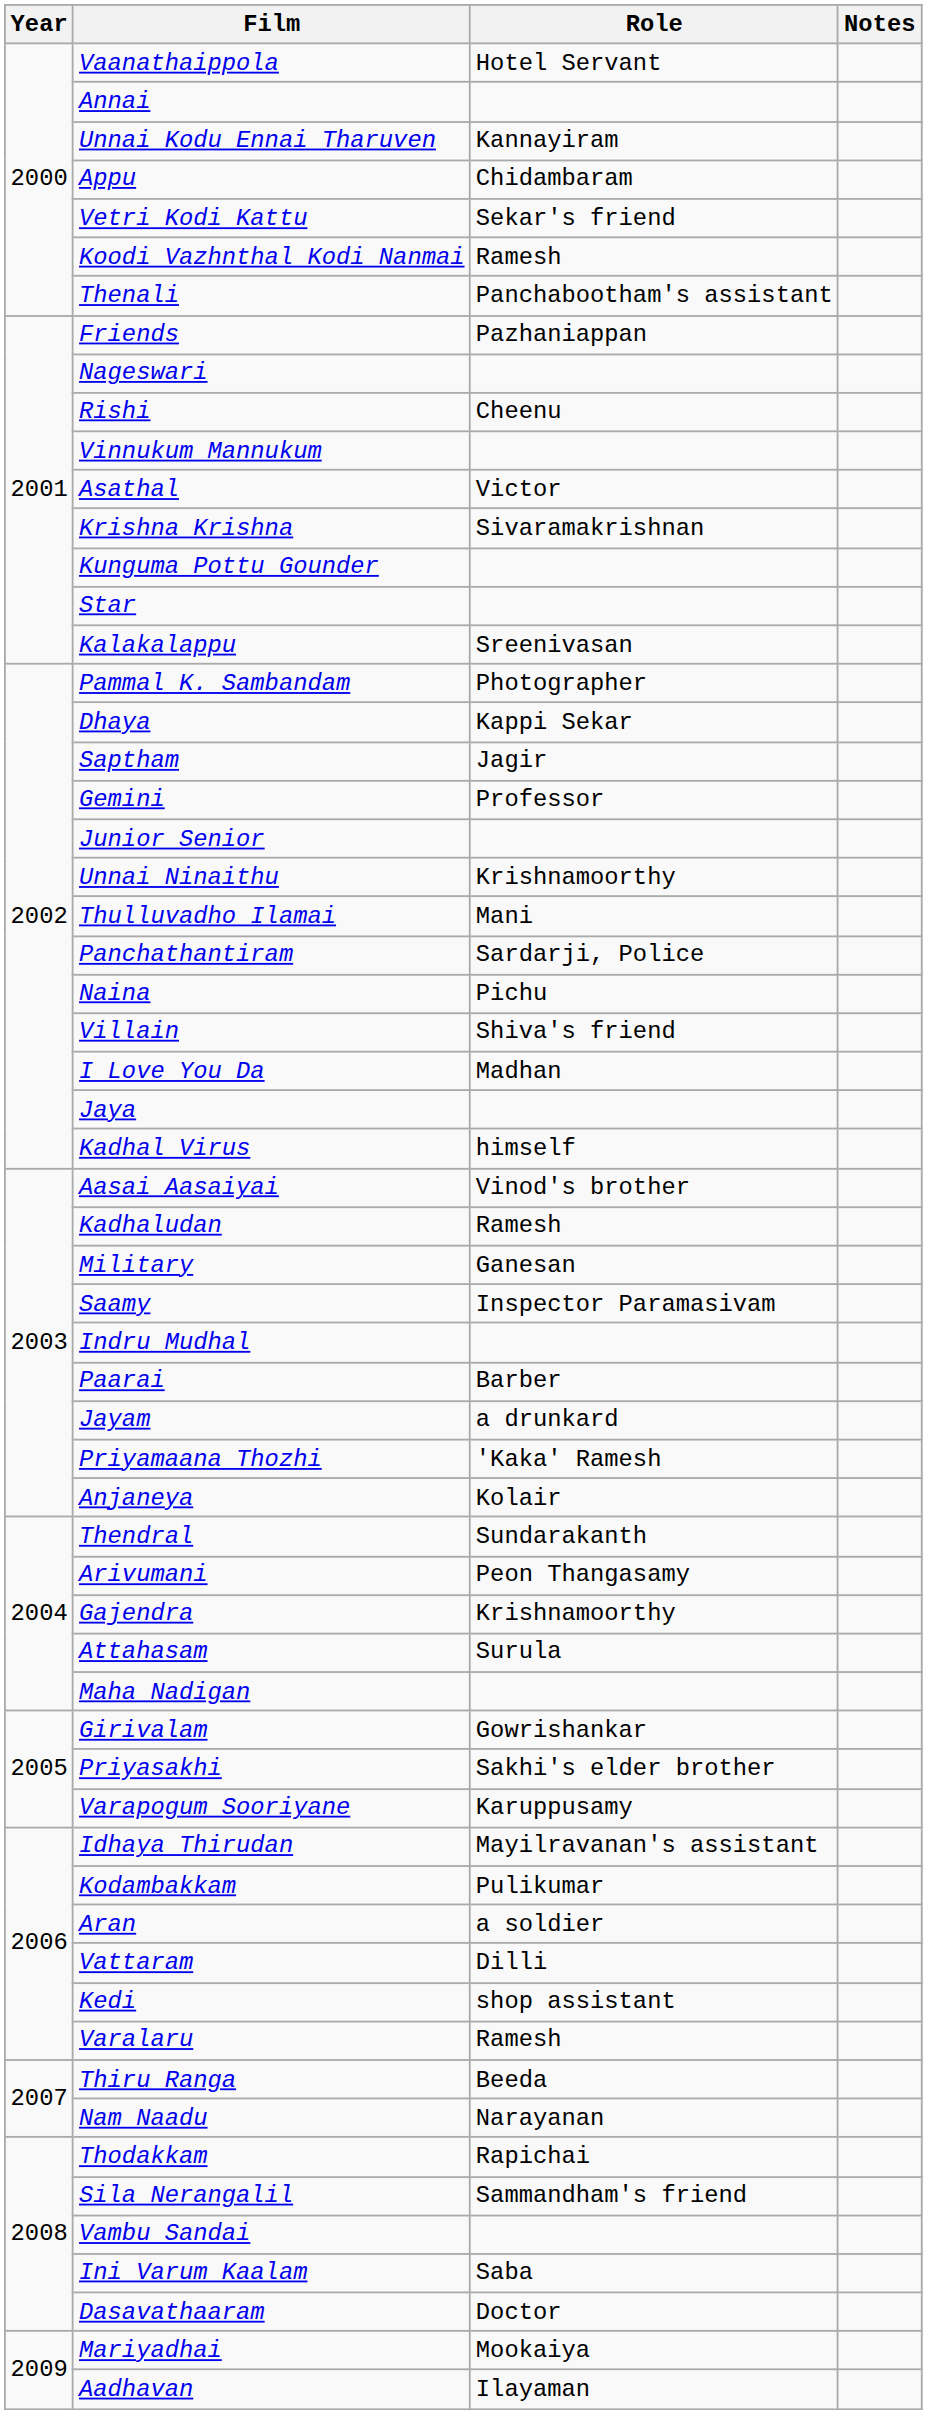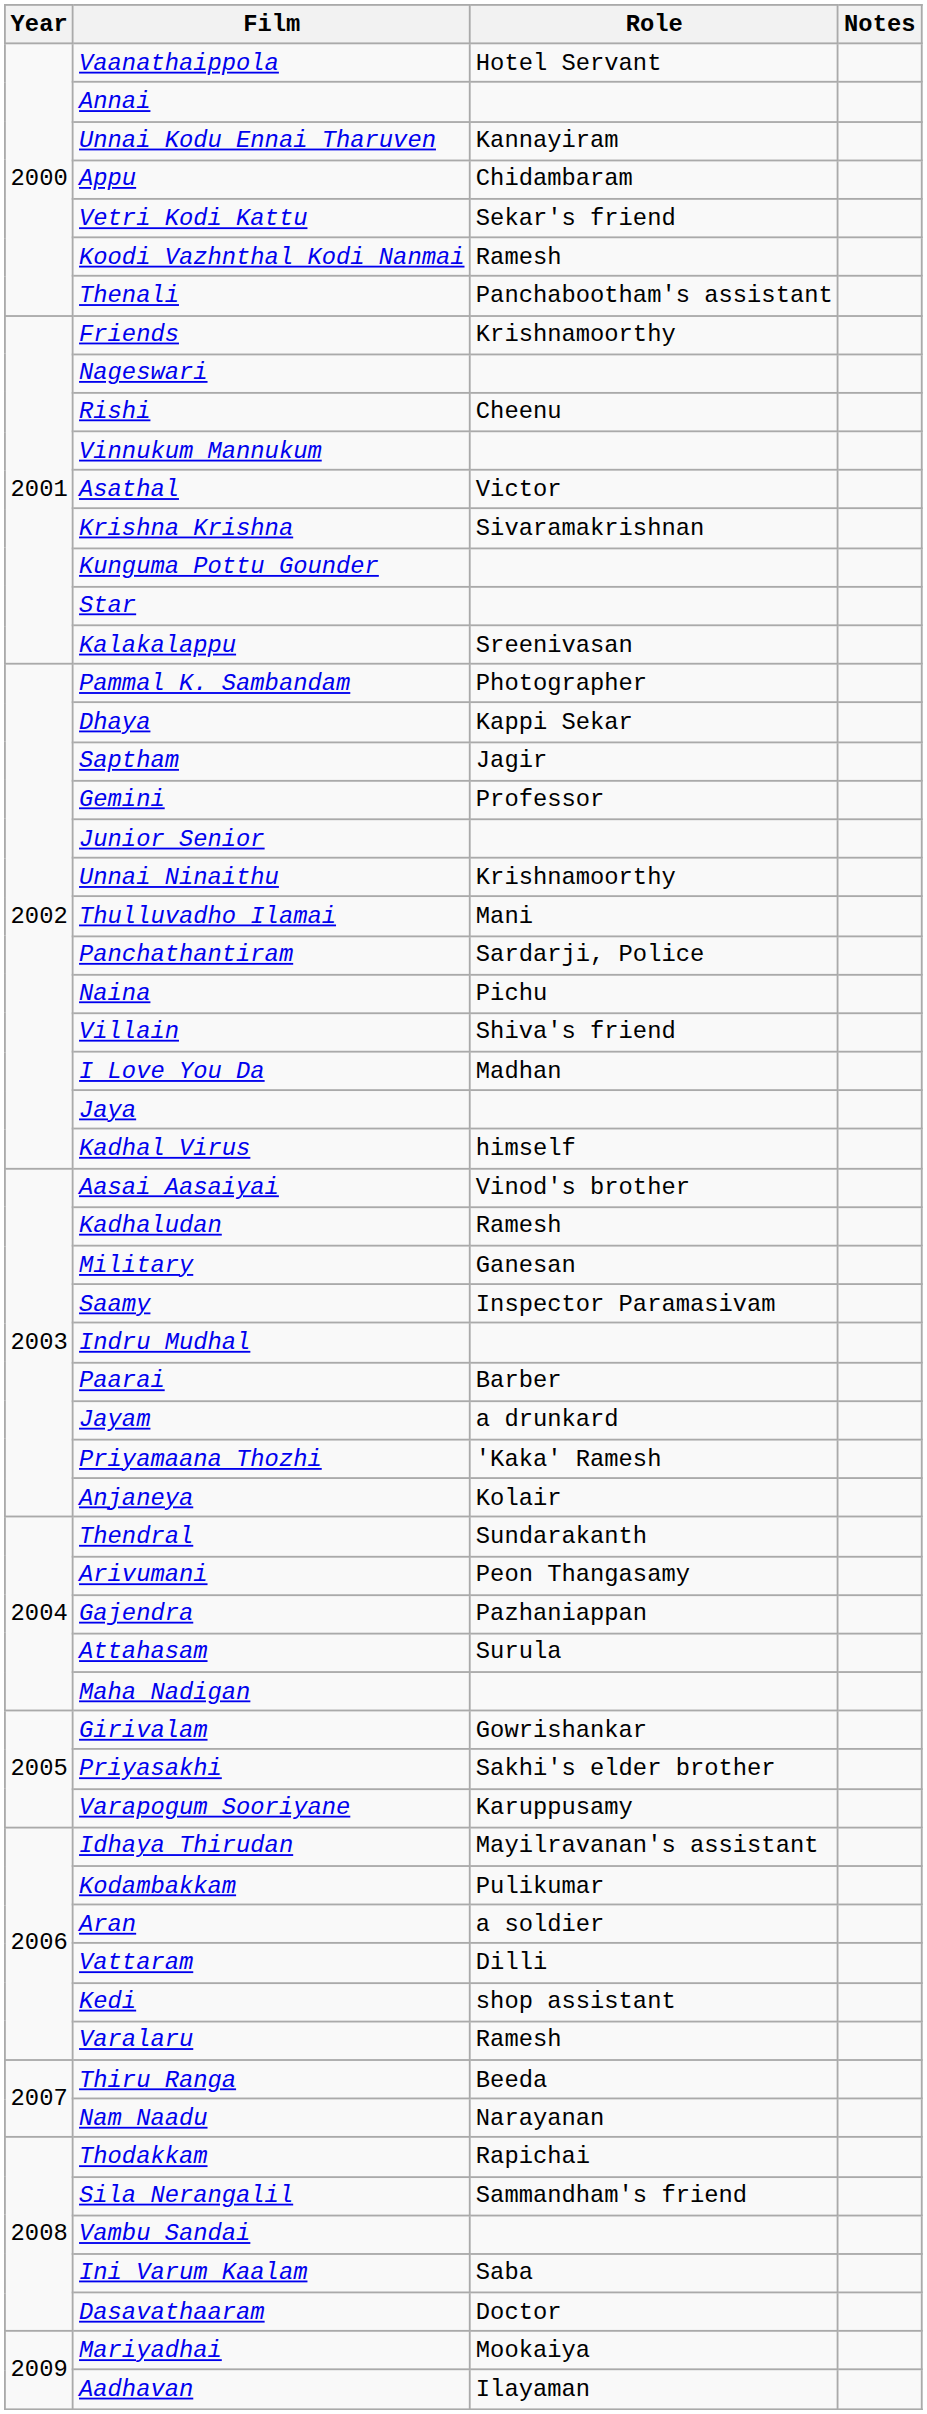(561, 334) Pazhaniappan -> (576, 334) Krishnamoorthy
(576, 1614) Krishnamoorthy -> (561, 1614) Pazhaniappan
